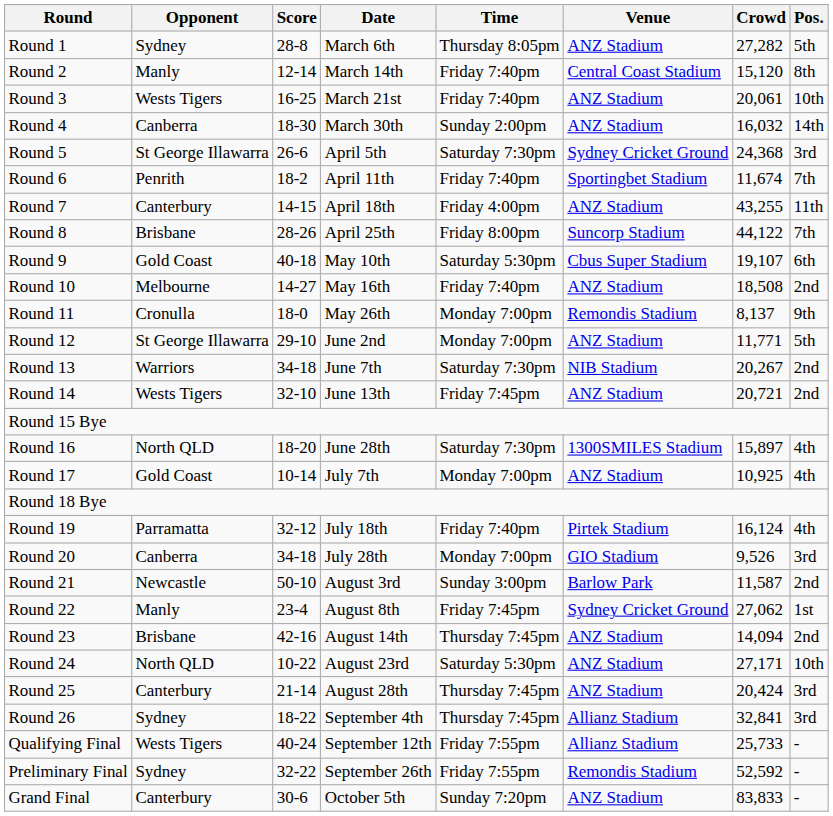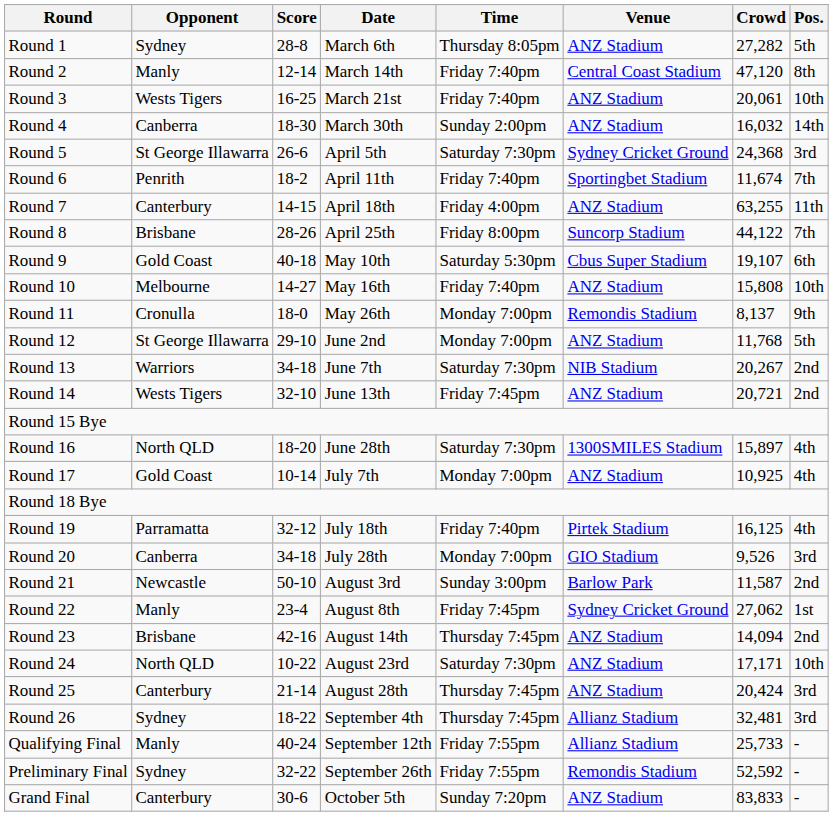(760, 71) 15,120 -> (760, 71) 47,120
(760, 206) 43,255 -> (760, 206) 63,255
(760, 286) 18,508 -> (760, 286) 15,808
(806, 286) 2nd -> (809, 286) 10th
(759, 340) 11,771 -> (759, 340) 11,768
(760, 529) 16,124 -> (760, 529) 16,125
(498, 663) Saturday 5:30pm -> (498, 663) Saturday 7:30pm
(760, 663) 27,171 -> (760, 663) 17,171
(760, 717) 32,841 -> (760, 717) 32,481
(179, 744) Wests Tigers -> (158, 744) Manly
